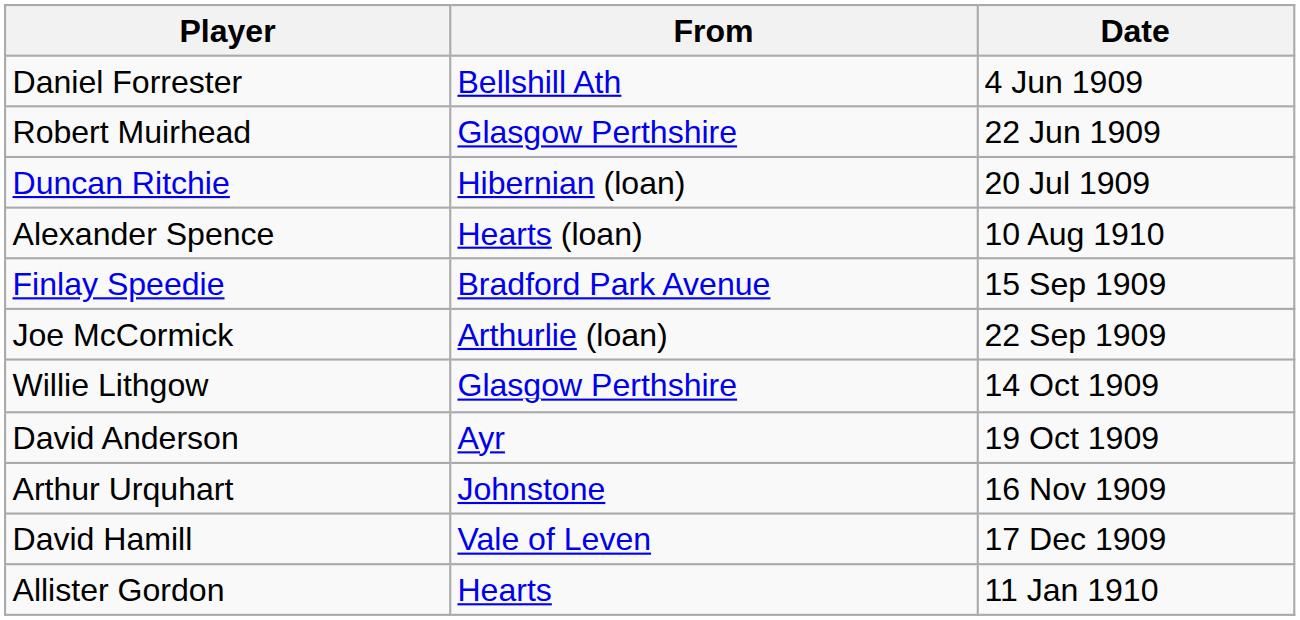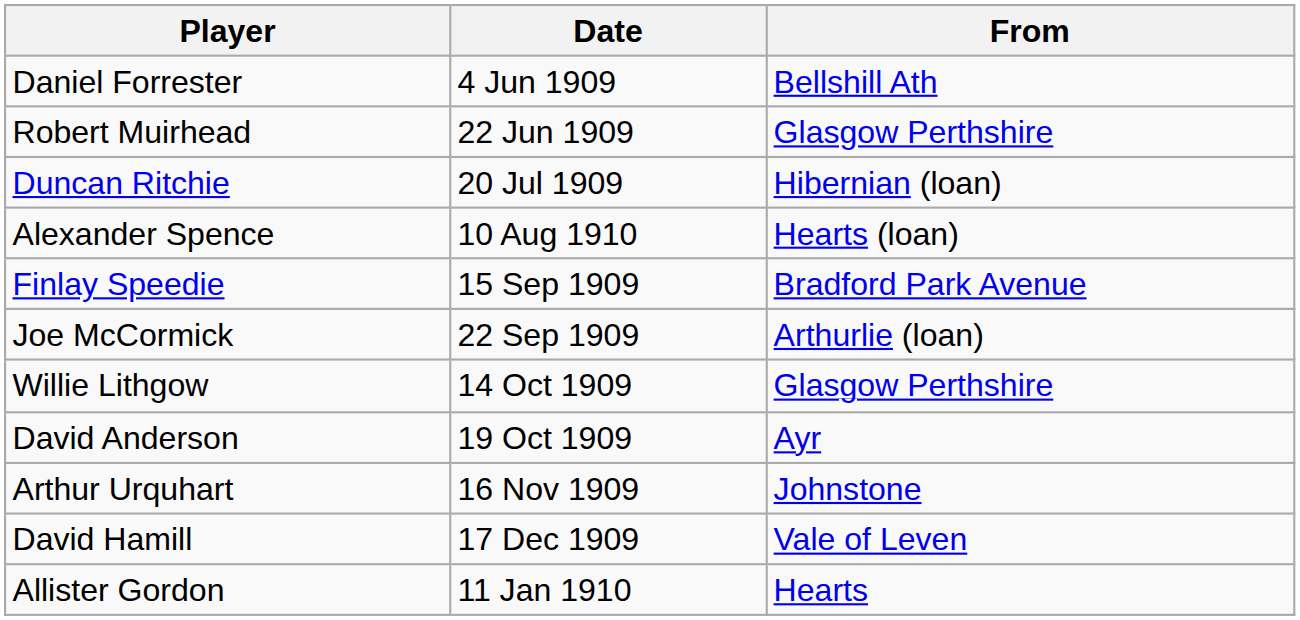columns swapped: (714, 31) <-> (1135, 31)
